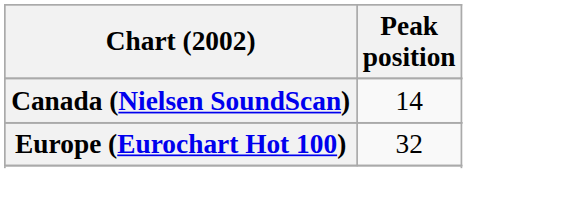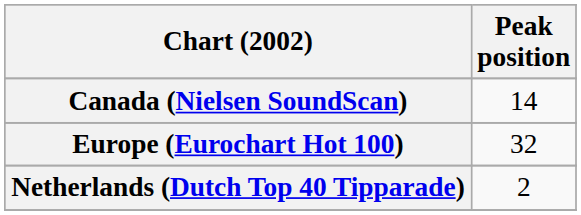+ row: (238, 187)
